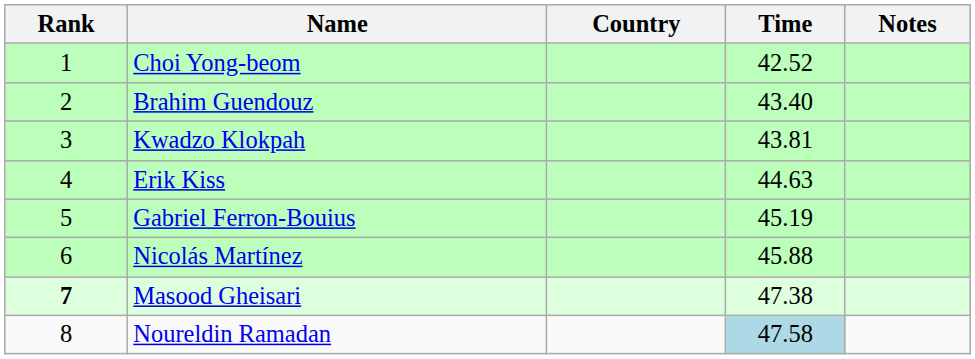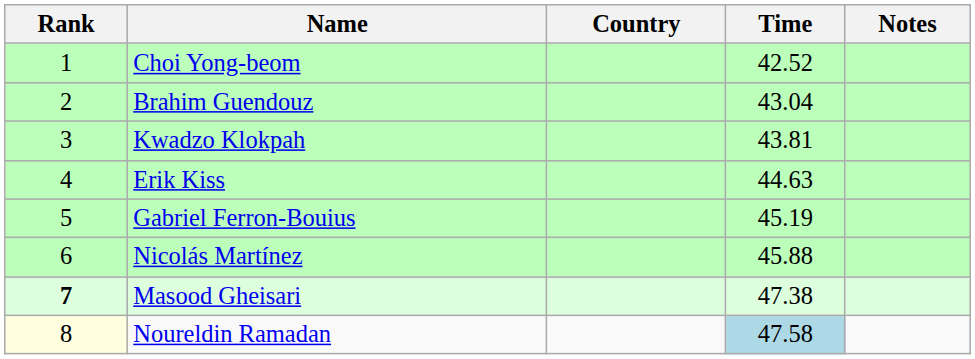(785, 101) 43.40 -> (785, 101) 43.04
(66, 334) no background -> (66, 334) lightyellow background
